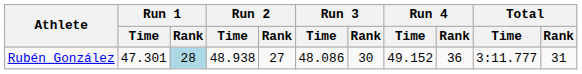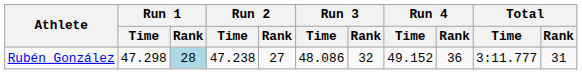(144, 58) 47.301 -> (144, 58) 47.298
(233, 58) 48.938 -> (233, 58) 47.238
(366, 58) 30 -> (366, 58) 32
